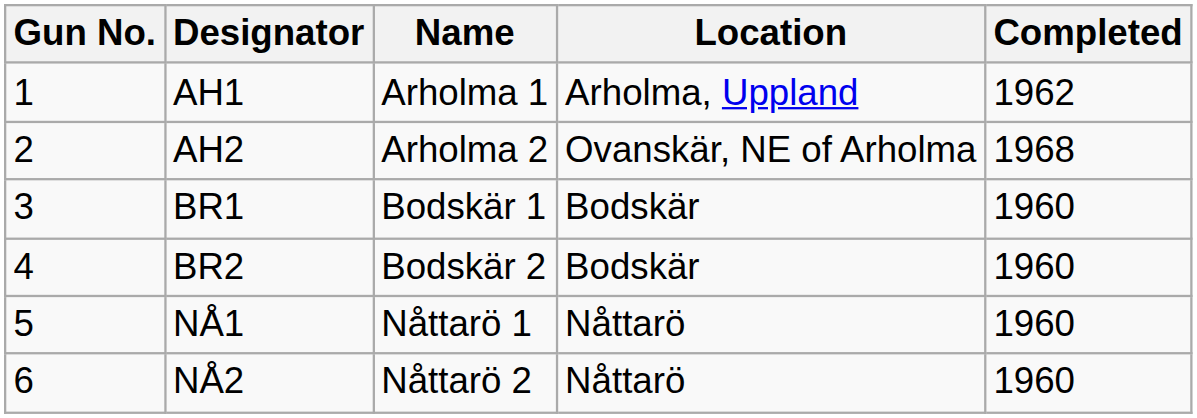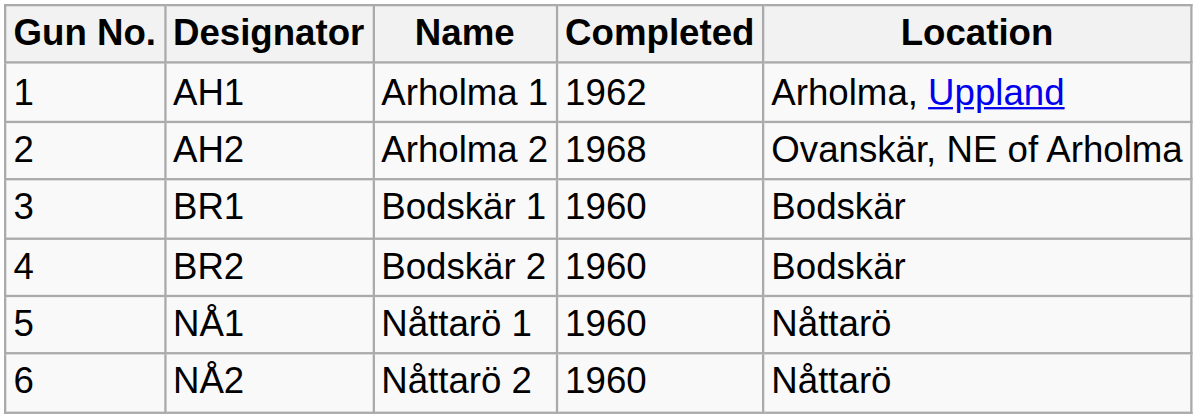columns swapped: (771, 33) <-> (1088, 33)
